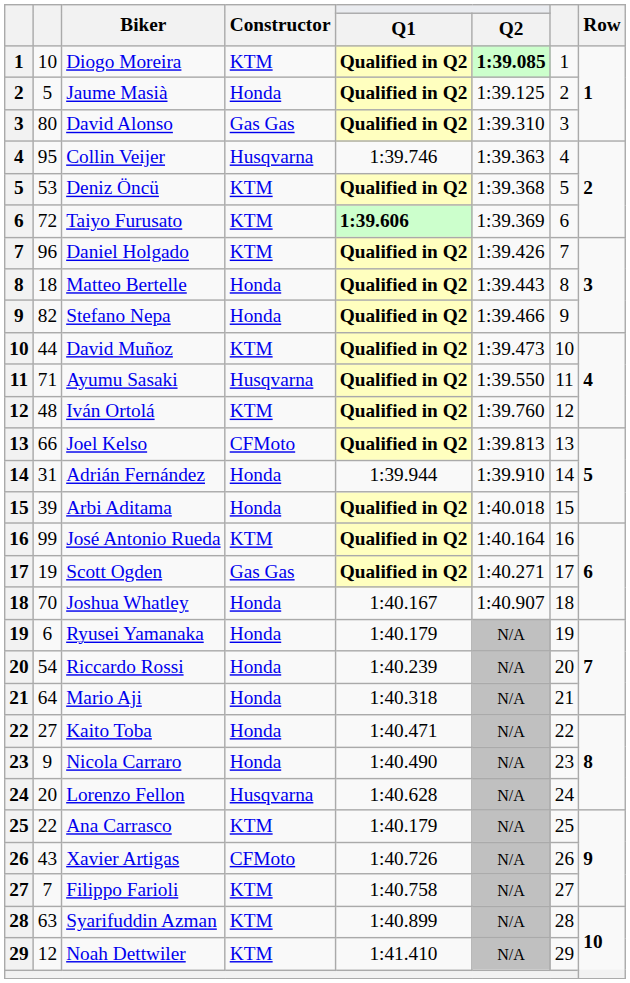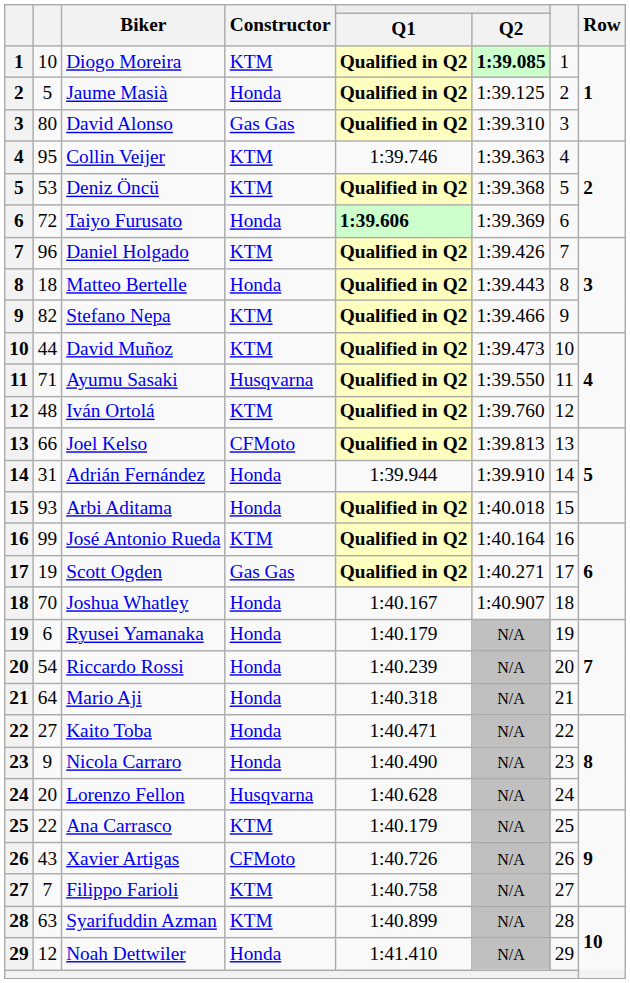(272, 156) Husqvarna -> (251, 156) KTM
(251, 220) KTM -> (255, 220) Honda
(255, 315) Honda -> (251, 315) KTM
(47, 507) 39 -> (47, 507) 93
(251, 953) KTM -> (255, 953) Honda
